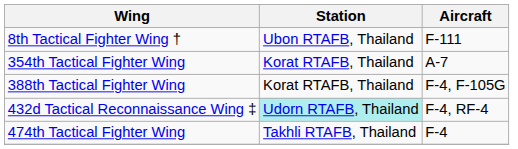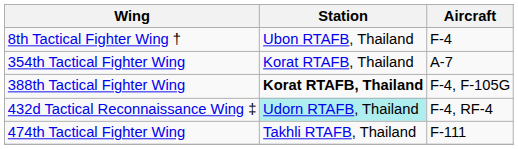(444, 39) F-111 -> (441, 39) F-4
(338, 86) normal -> (343, 86) bold
(436, 132) F-4 -> (448, 132) F-111
